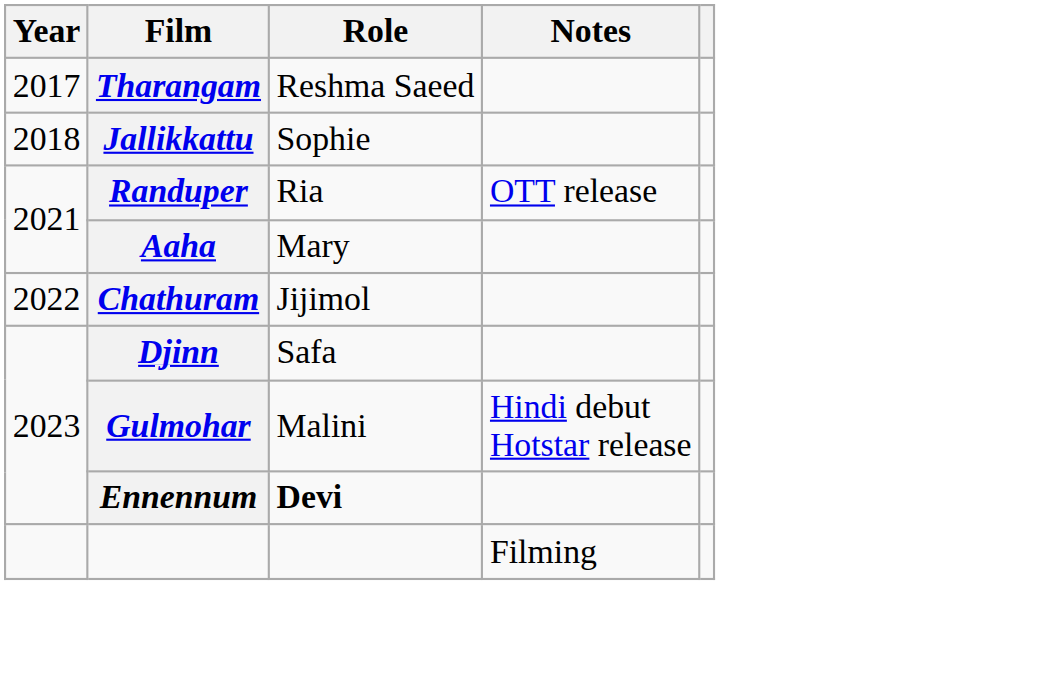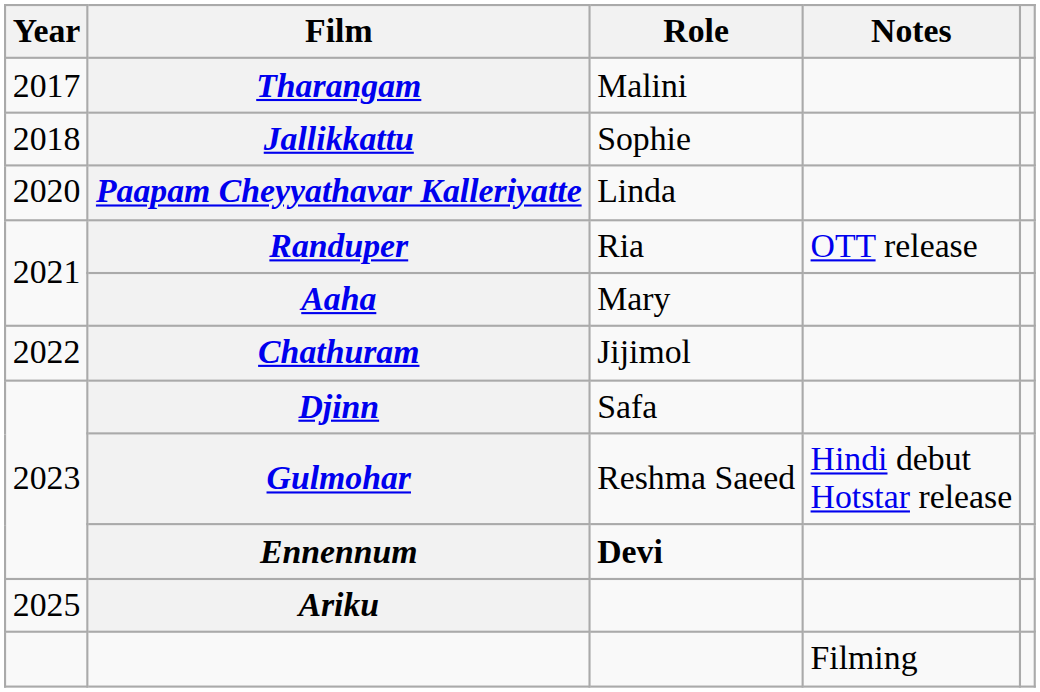(375, 84) Reshma Saeed -> (642, 84) Malini
+ row: (339, 191)
(322, 425) Malini -> (696, 478) Reshma Saeed
+ row: (339, 604)
